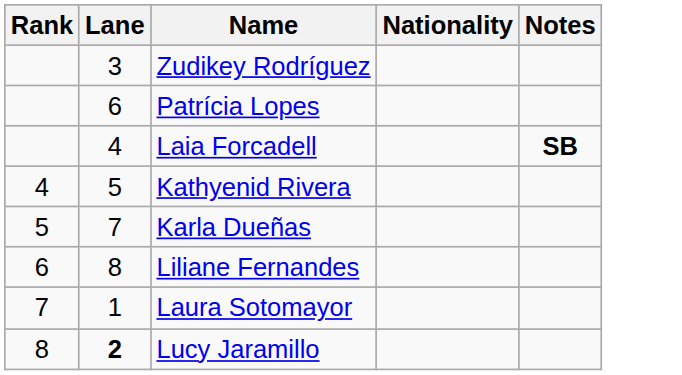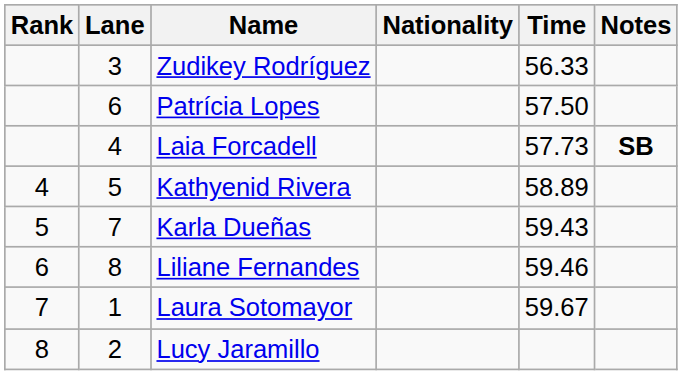+ column: (557, 25)
(115, 349) bold -> (115, 349) normal
